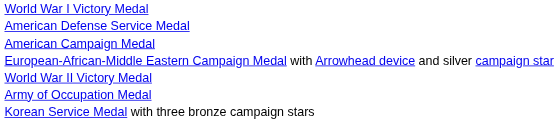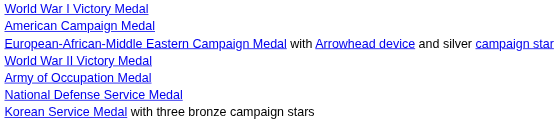- row: (97, 26)
+ row: (94, 95)
